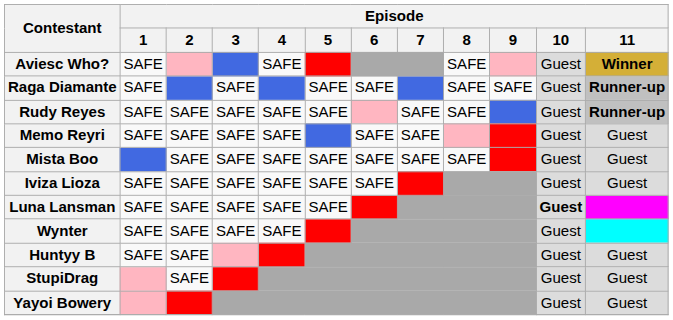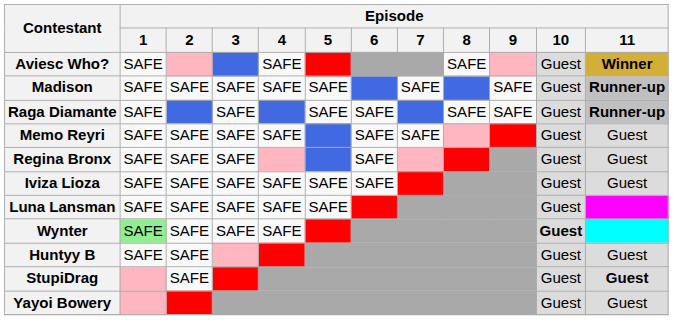+ row: (62, 87)
- row: (62, 111)
- row: (62, 159)
+ row: (62, 159)
(561, 207) bold -> (561, 207) normal
(143, 231) no background -> (143, 231) lightgreen background
(561, 231) normal -> (561, 231) bold
(627, 278) normal -> (627, 278) bold
